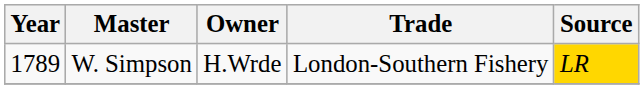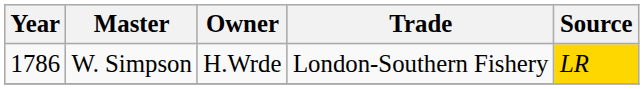(35, 63) 1789 -> (35, 63) 1786
